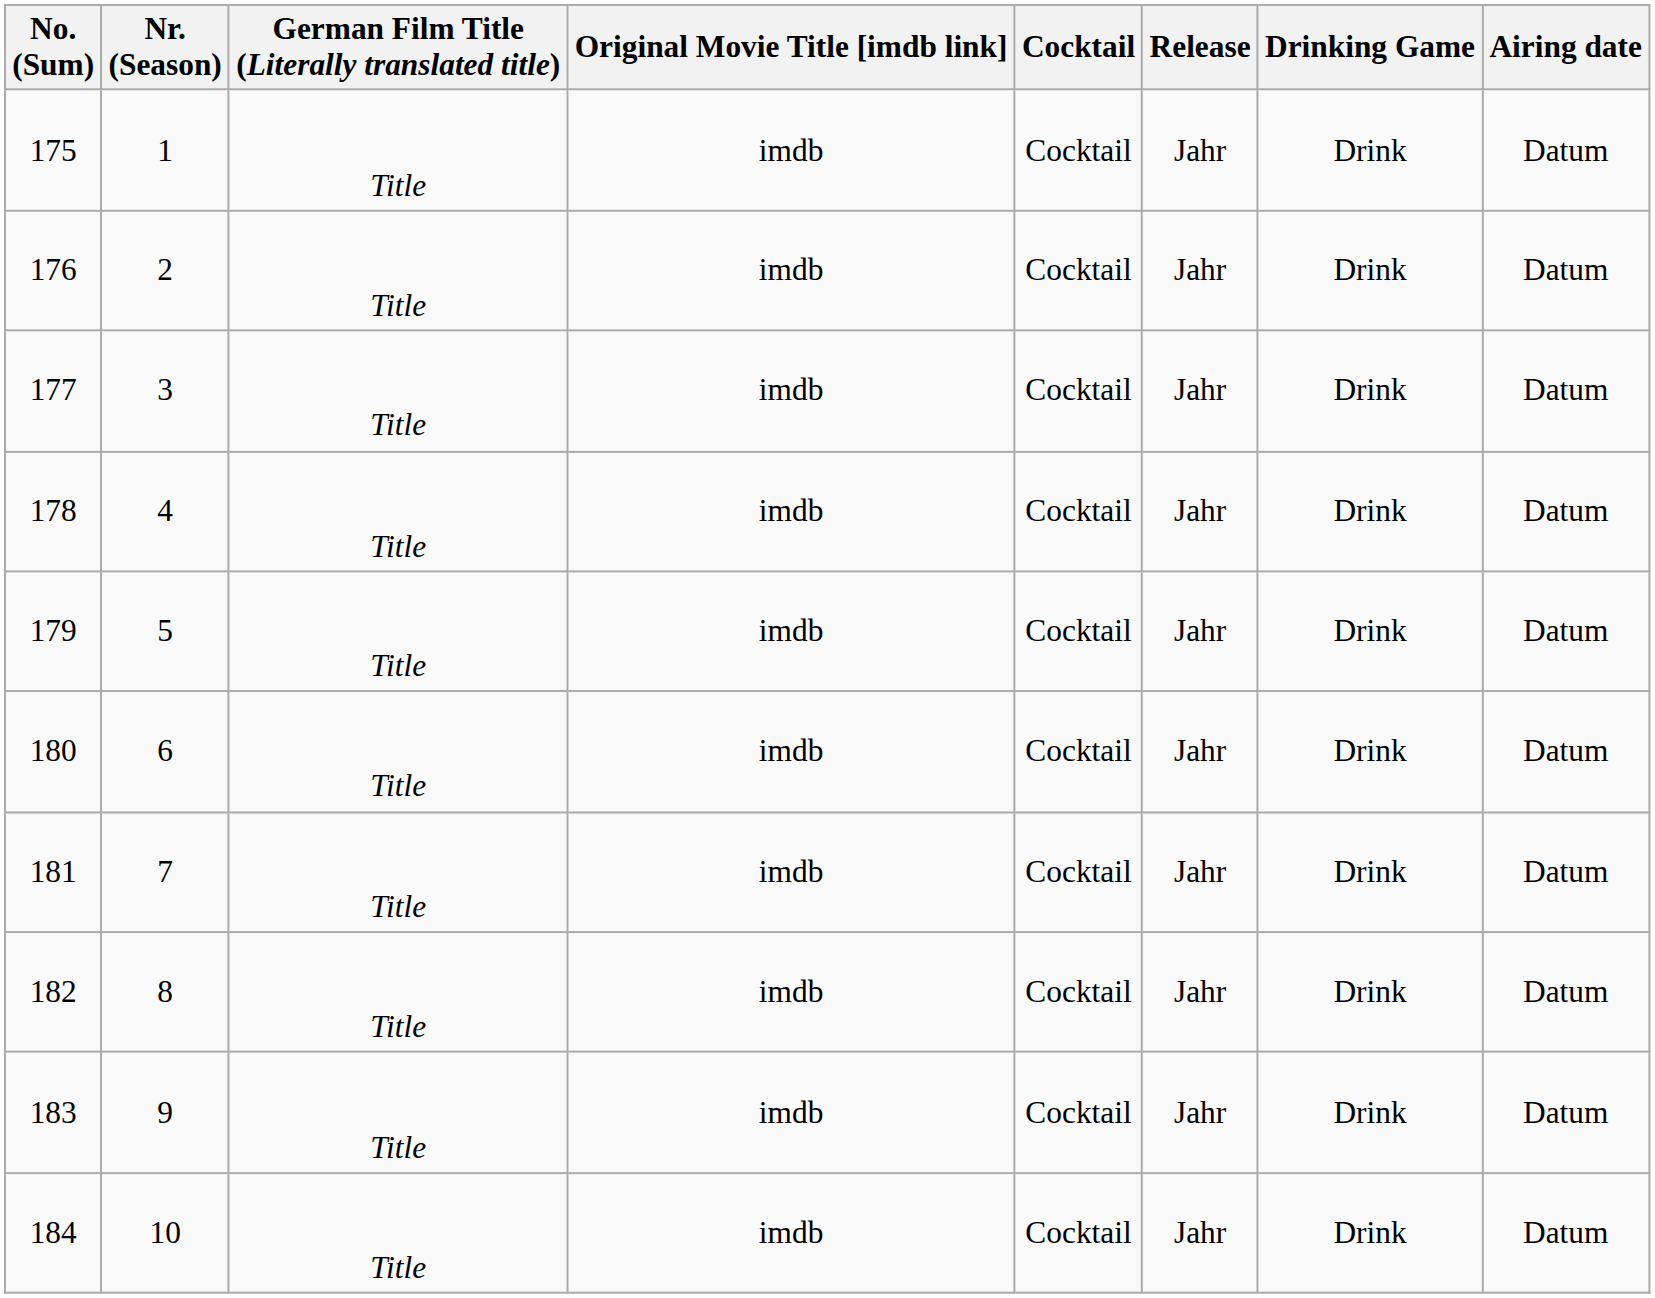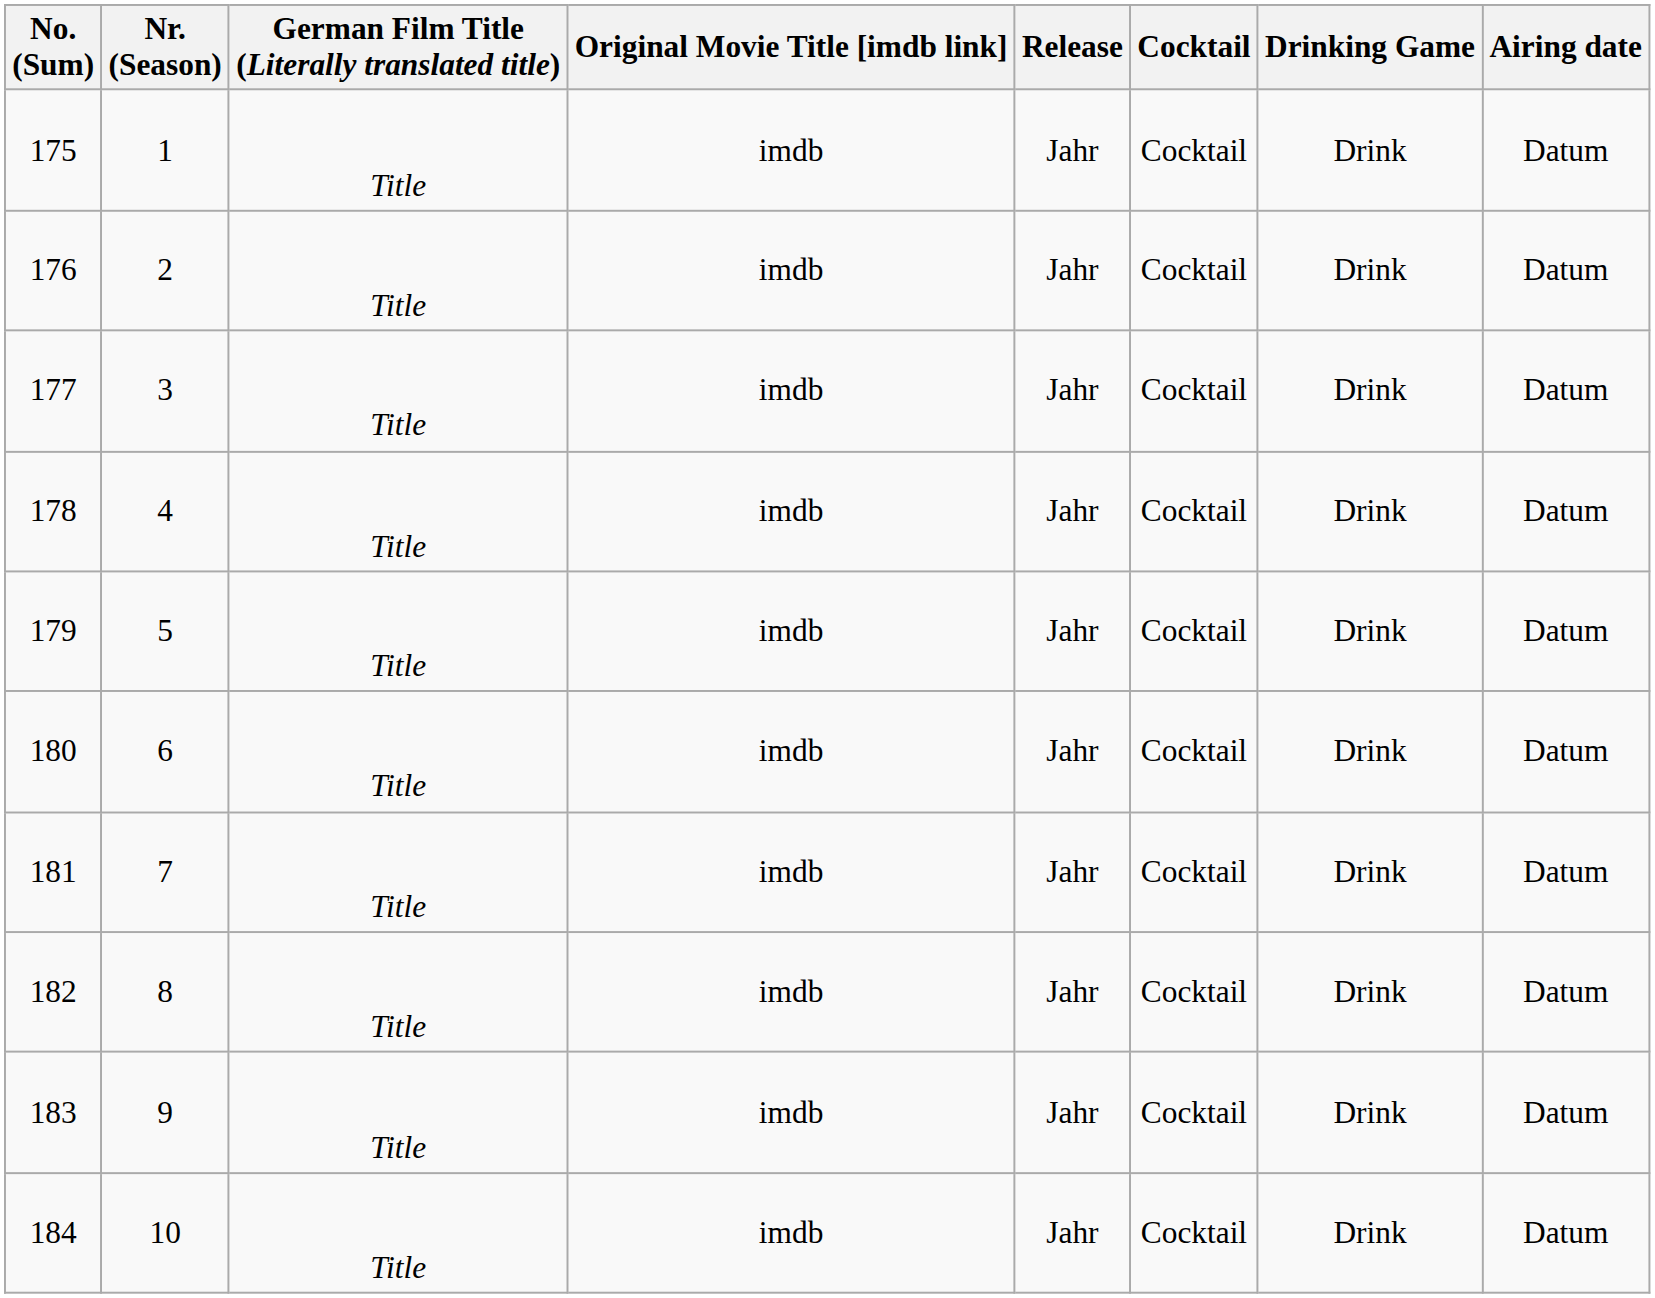columns swapped: (1200, 47) <-> (1079, 47)
